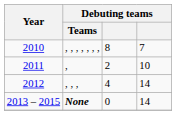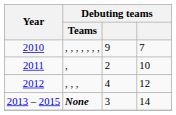(107, 48) 8 -> (107, 48) 9
(145, 83) 14 -> (145, 83) 12
(107, 101) 0 -> (107, 101) 3
